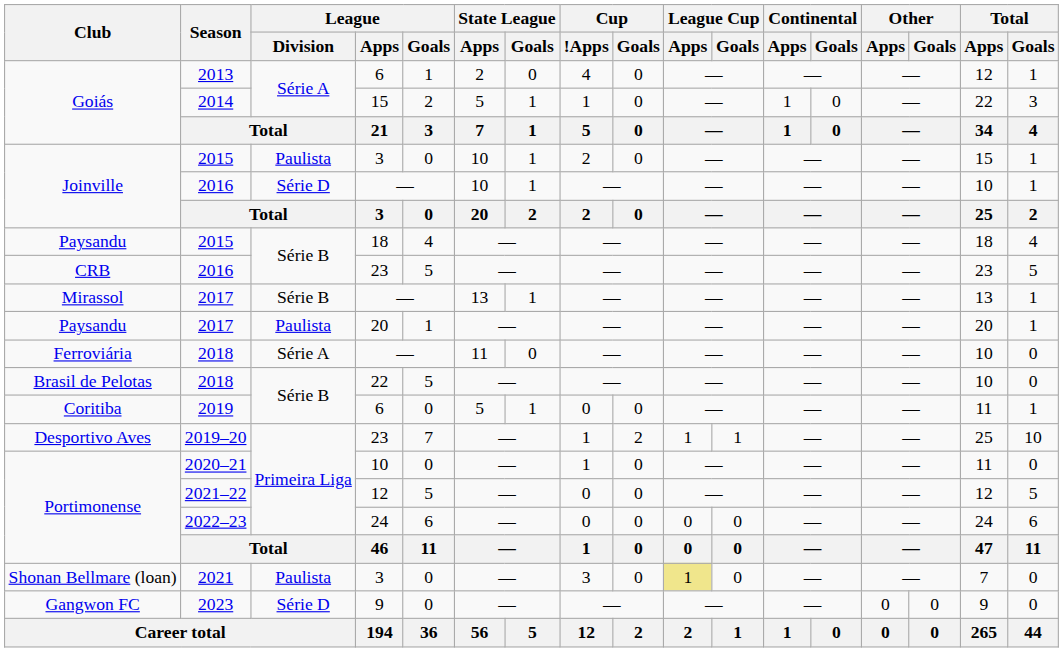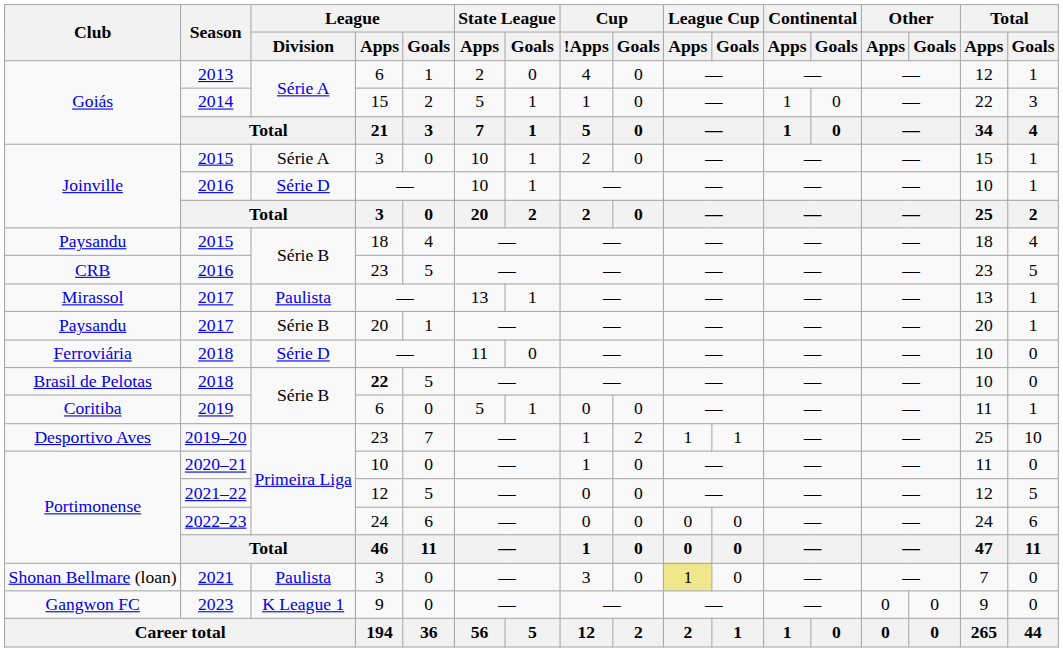(303, 158) Paulista -> (303, 158) Série A
(303, 297) Série B -> (303, 297) Paulista
(303, 325) Paulista -> (303, 325) Série B
(303, 353) Série A -> (303, 353) Série D
(379, 381) normal -> (379, 381) bold
(303, 604) Série D -> (303, 604) K League 1
